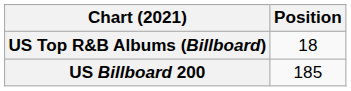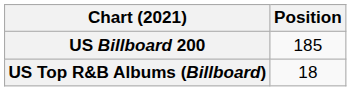rows swapped: (137, 72) <-> (137, 45)
